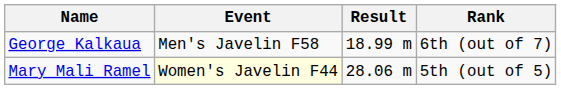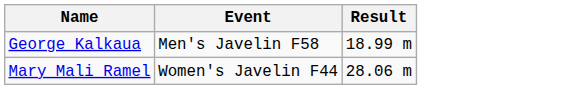- column: (486, 18)
(248, 71) lightyellow background -> (248, 71) no background
